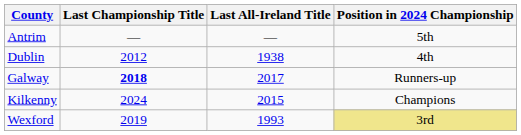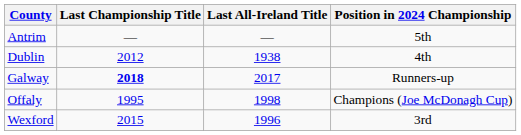- row: (32, 99)
+ row: (25, 99)
(134, 120) 2019 -> (130, 120) 2015
(270, 120) 1993 -> (267, 120) 1996
(425, 120) khaki background -> (423, 120) no background
